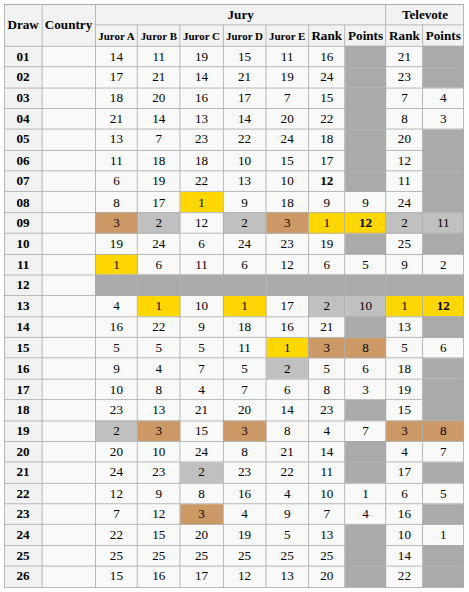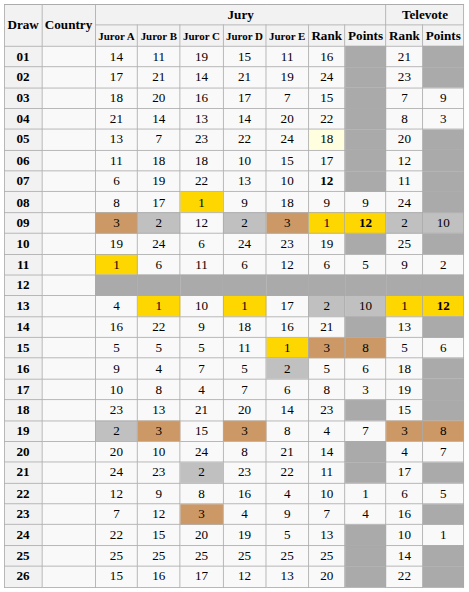(443, 98) 4 -> (443, 98) 9
(327, 139) no background -> (327, 139) lightyellow background
(443, 222) 11 -> (443, 222) 10
